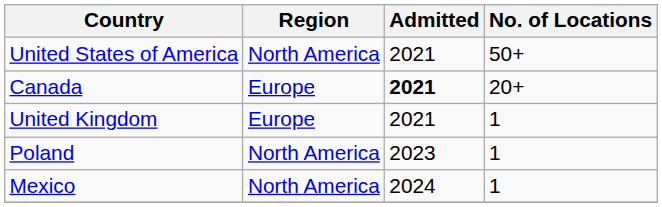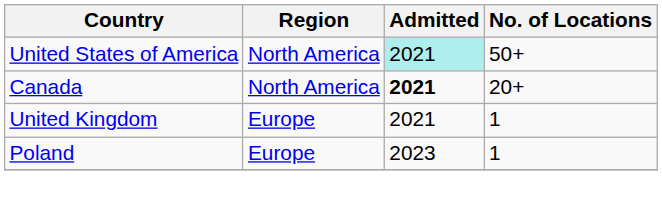(412, 53) no background -> (412, 53) paleturquoise background
(281, 86) Europe -> (314, 86) North America
(314, 152) North America -> (281, 152) Europe
- row: (42, 185)
